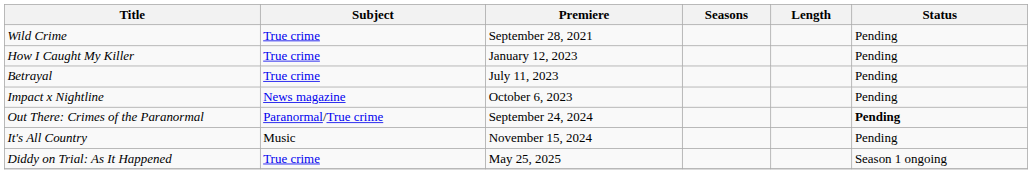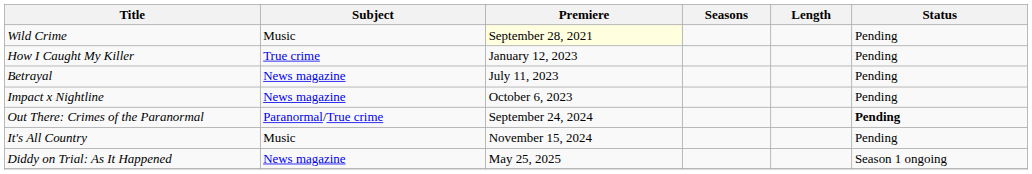(292, 35) True crime -> (279, 35) Music
(541, 35) no background -> (541, 35) lightyellow background
(292, 76) True crime -> (304, 76) News magazine
(292, 158) True crime -> (304, 158) News magazine
